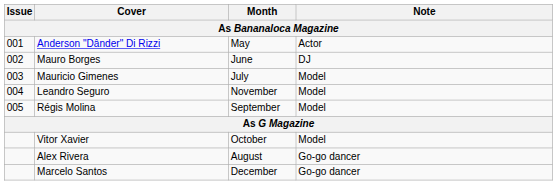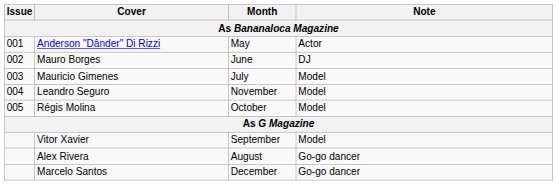(255, 108) September -> (249, 108) October
(249, 140) October -> (255, 140) September
